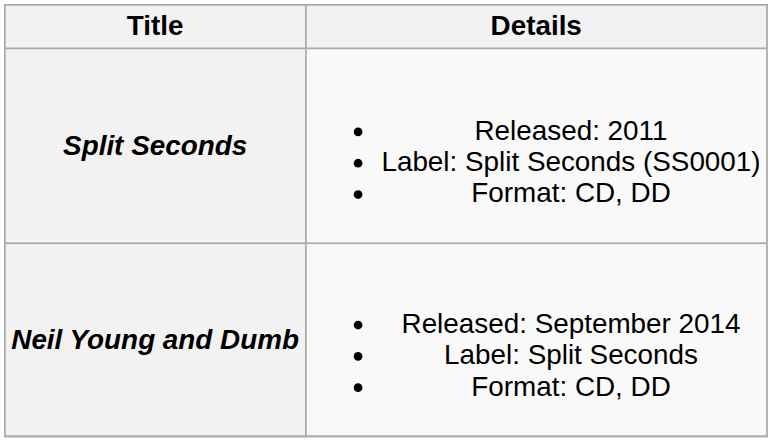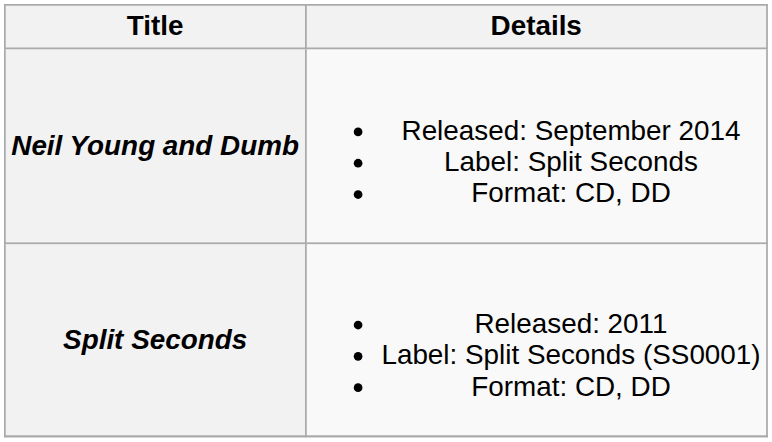rows swapped: (155, 145) <-> (155, 339)
